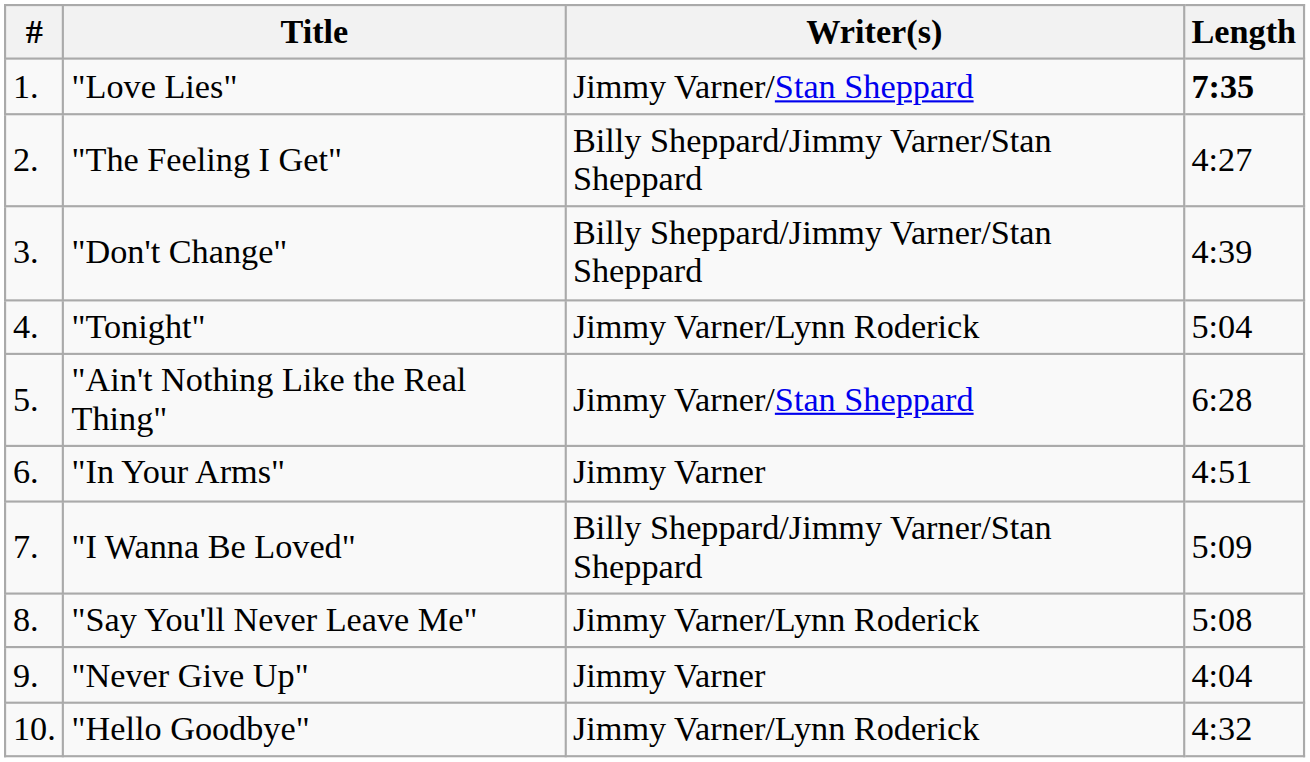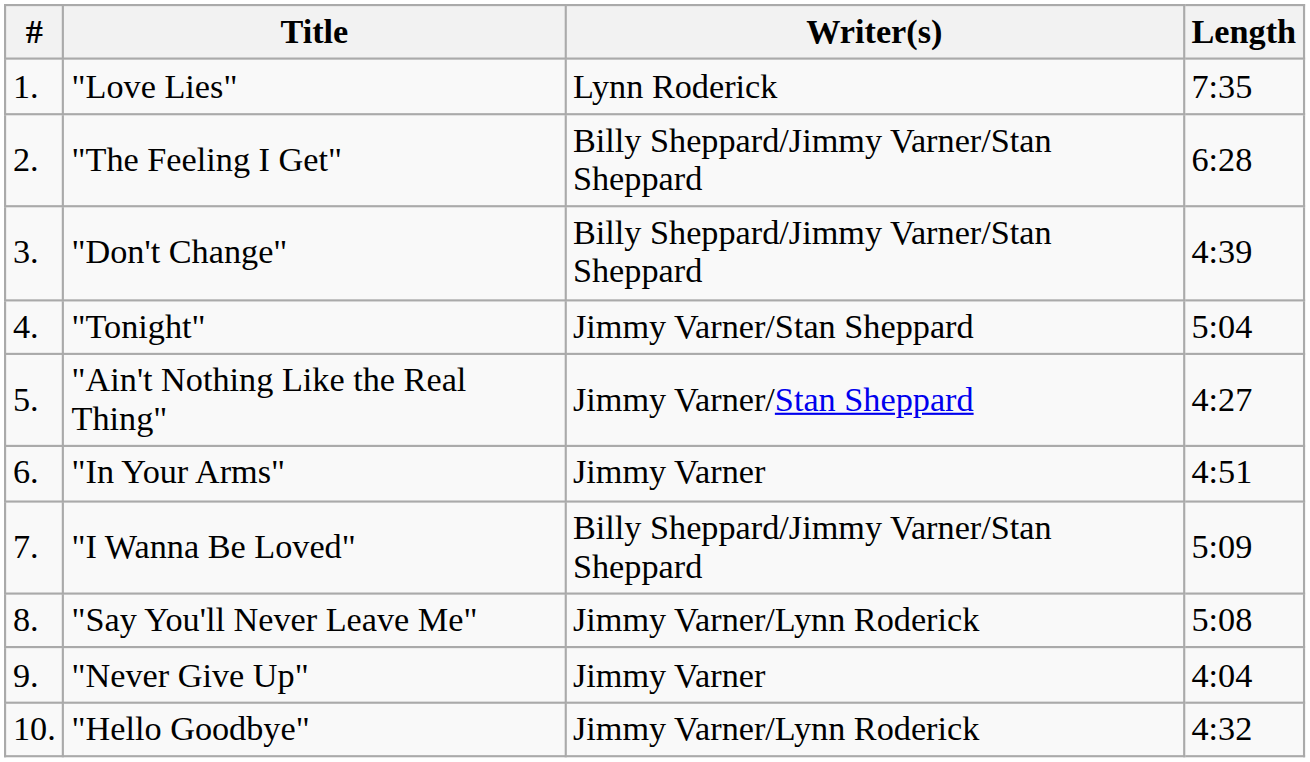(773, 85) Jimmy Varner/Stan Sheppard -> (675, 85) Lynn Roderick
(1223, 85) bold -> (1222, 85) normal
(1222, 159) 4:27 -> (1222, 159) 6:28
(776, 325) Jimmy Varner/Lynn Roderick -> (773, 325) Jimmy Varner/Stan Sheppard
(1222, 399) 6:28 -> (1222, 399) 4:27
